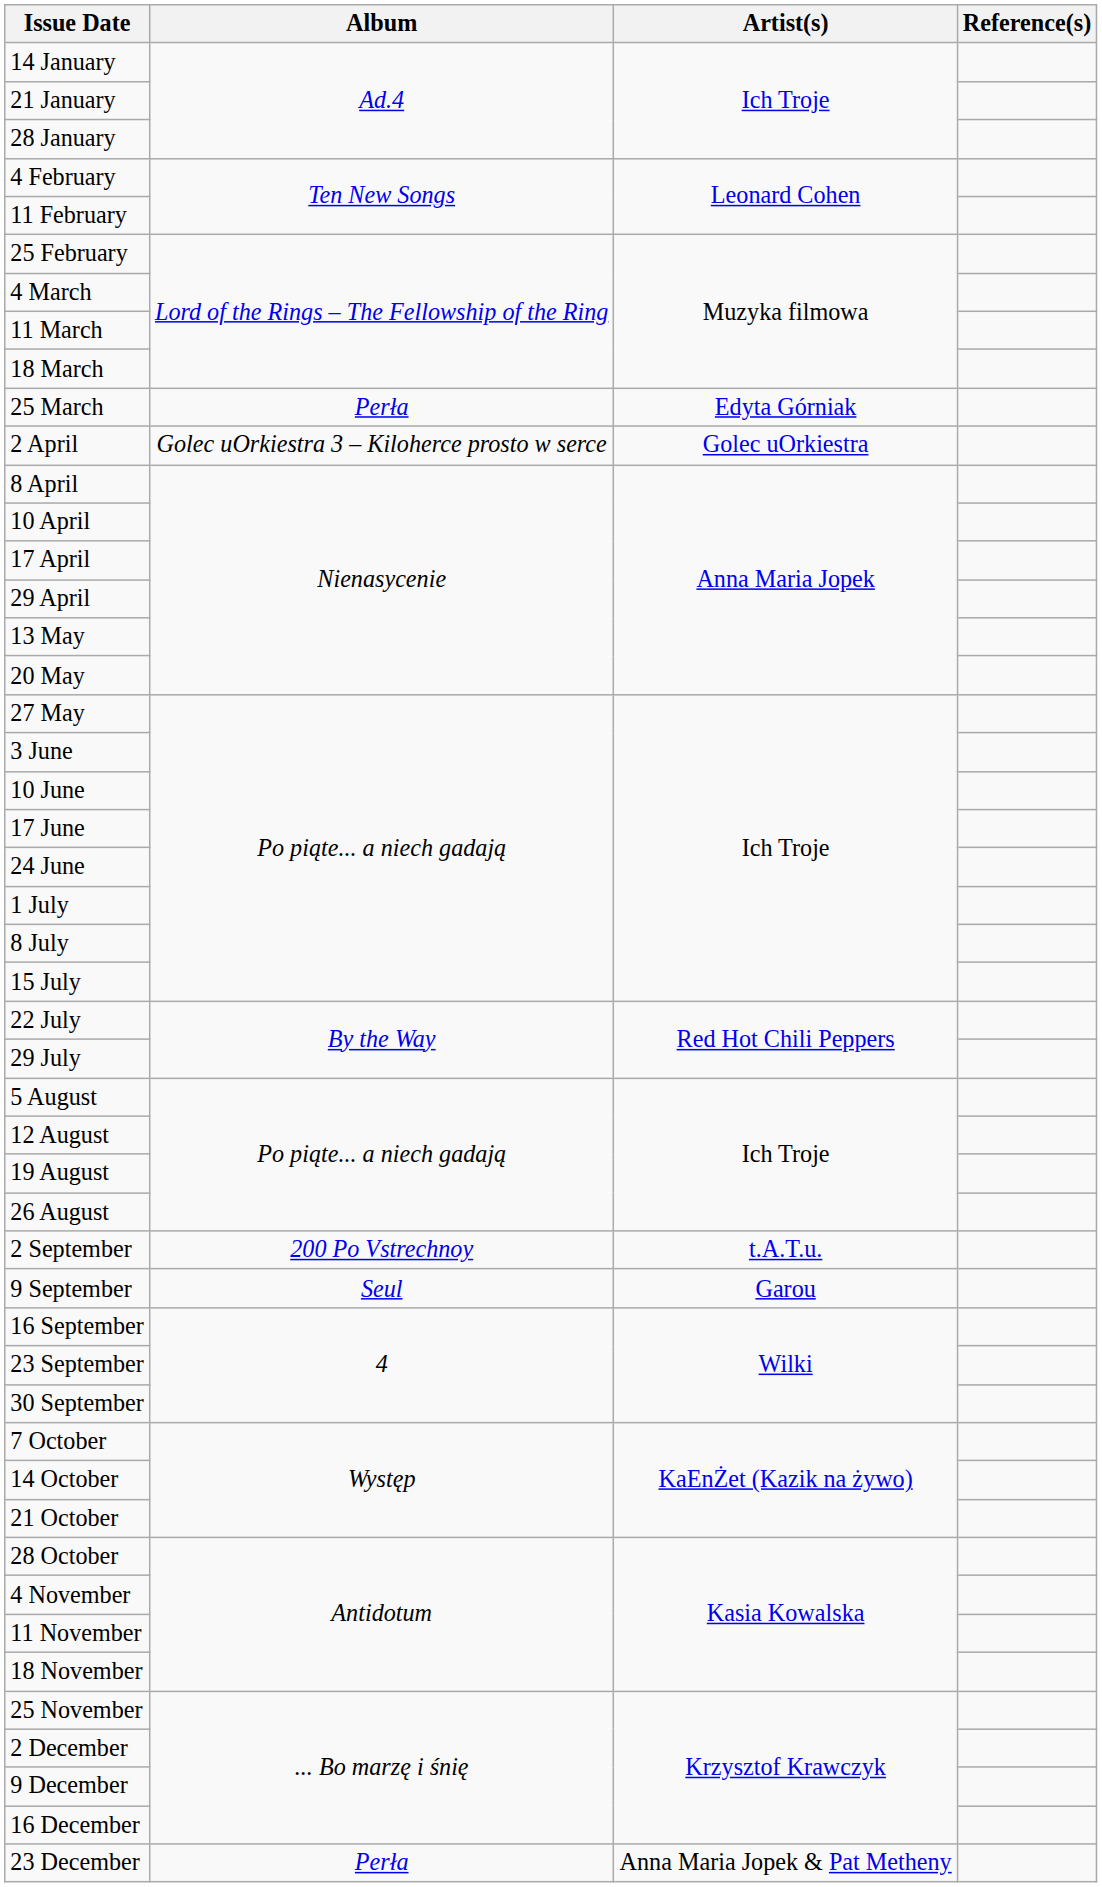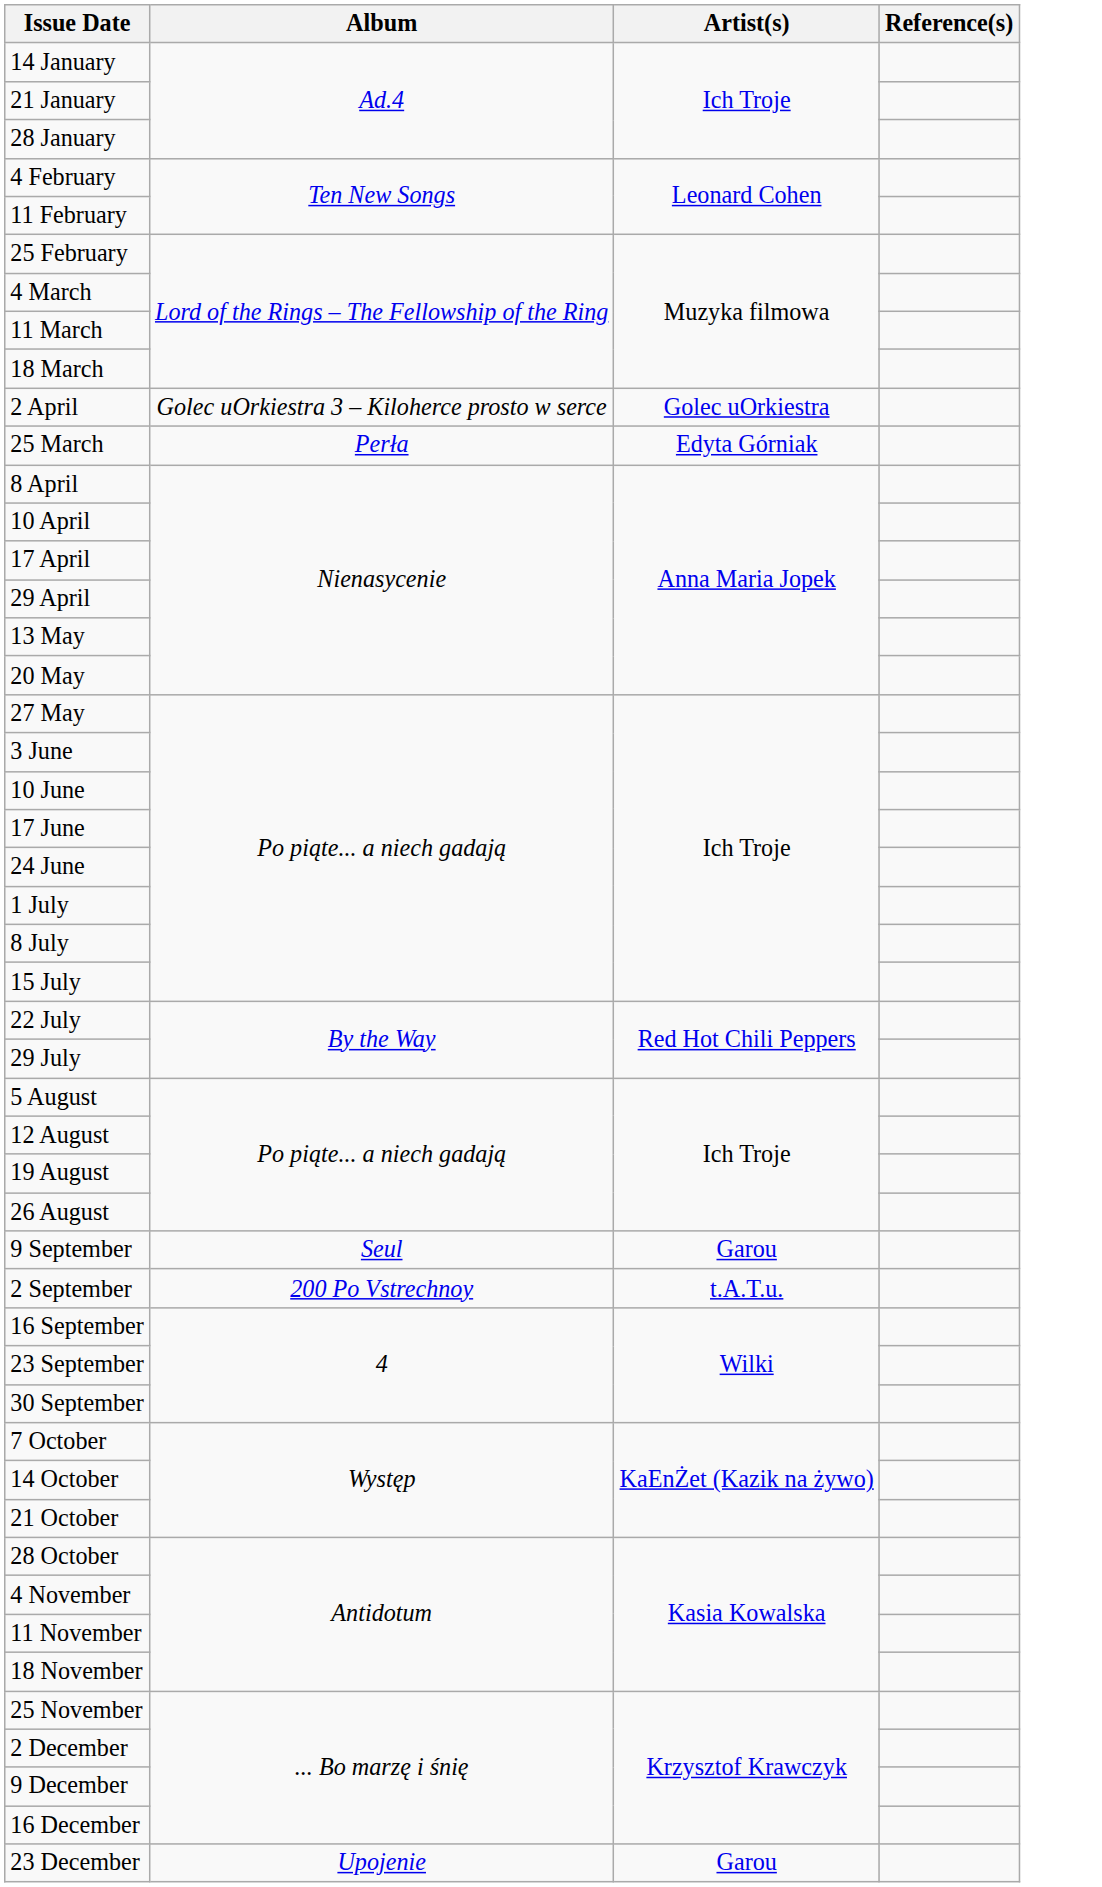rows swapped: (57, 406) <-> (44, 445)
rows swapped: (71, 1249) <-> (71, 1288)
(382, 1862) Perła -> (382, 1862) Upojenie
(786, 1862) Anna Maria Jopek & Pat Metheny -> (747, 1862) Garou
